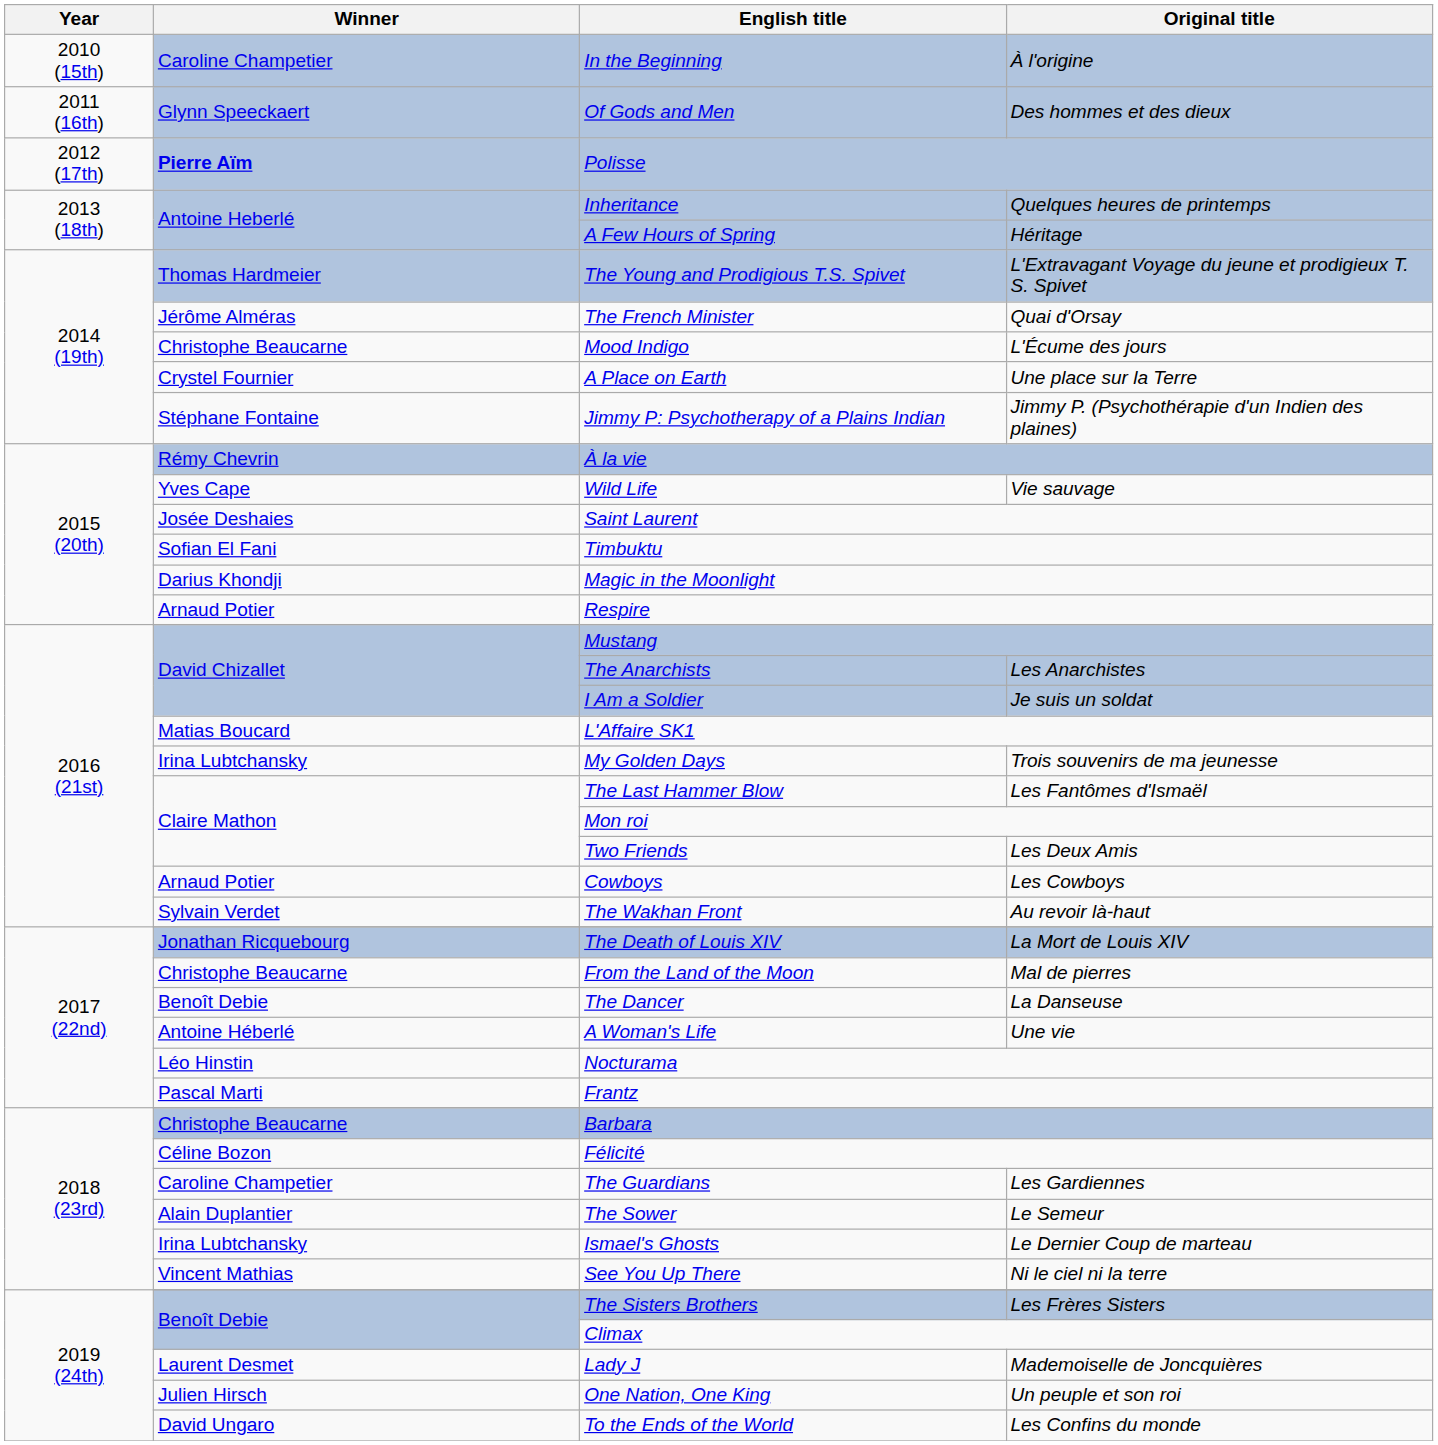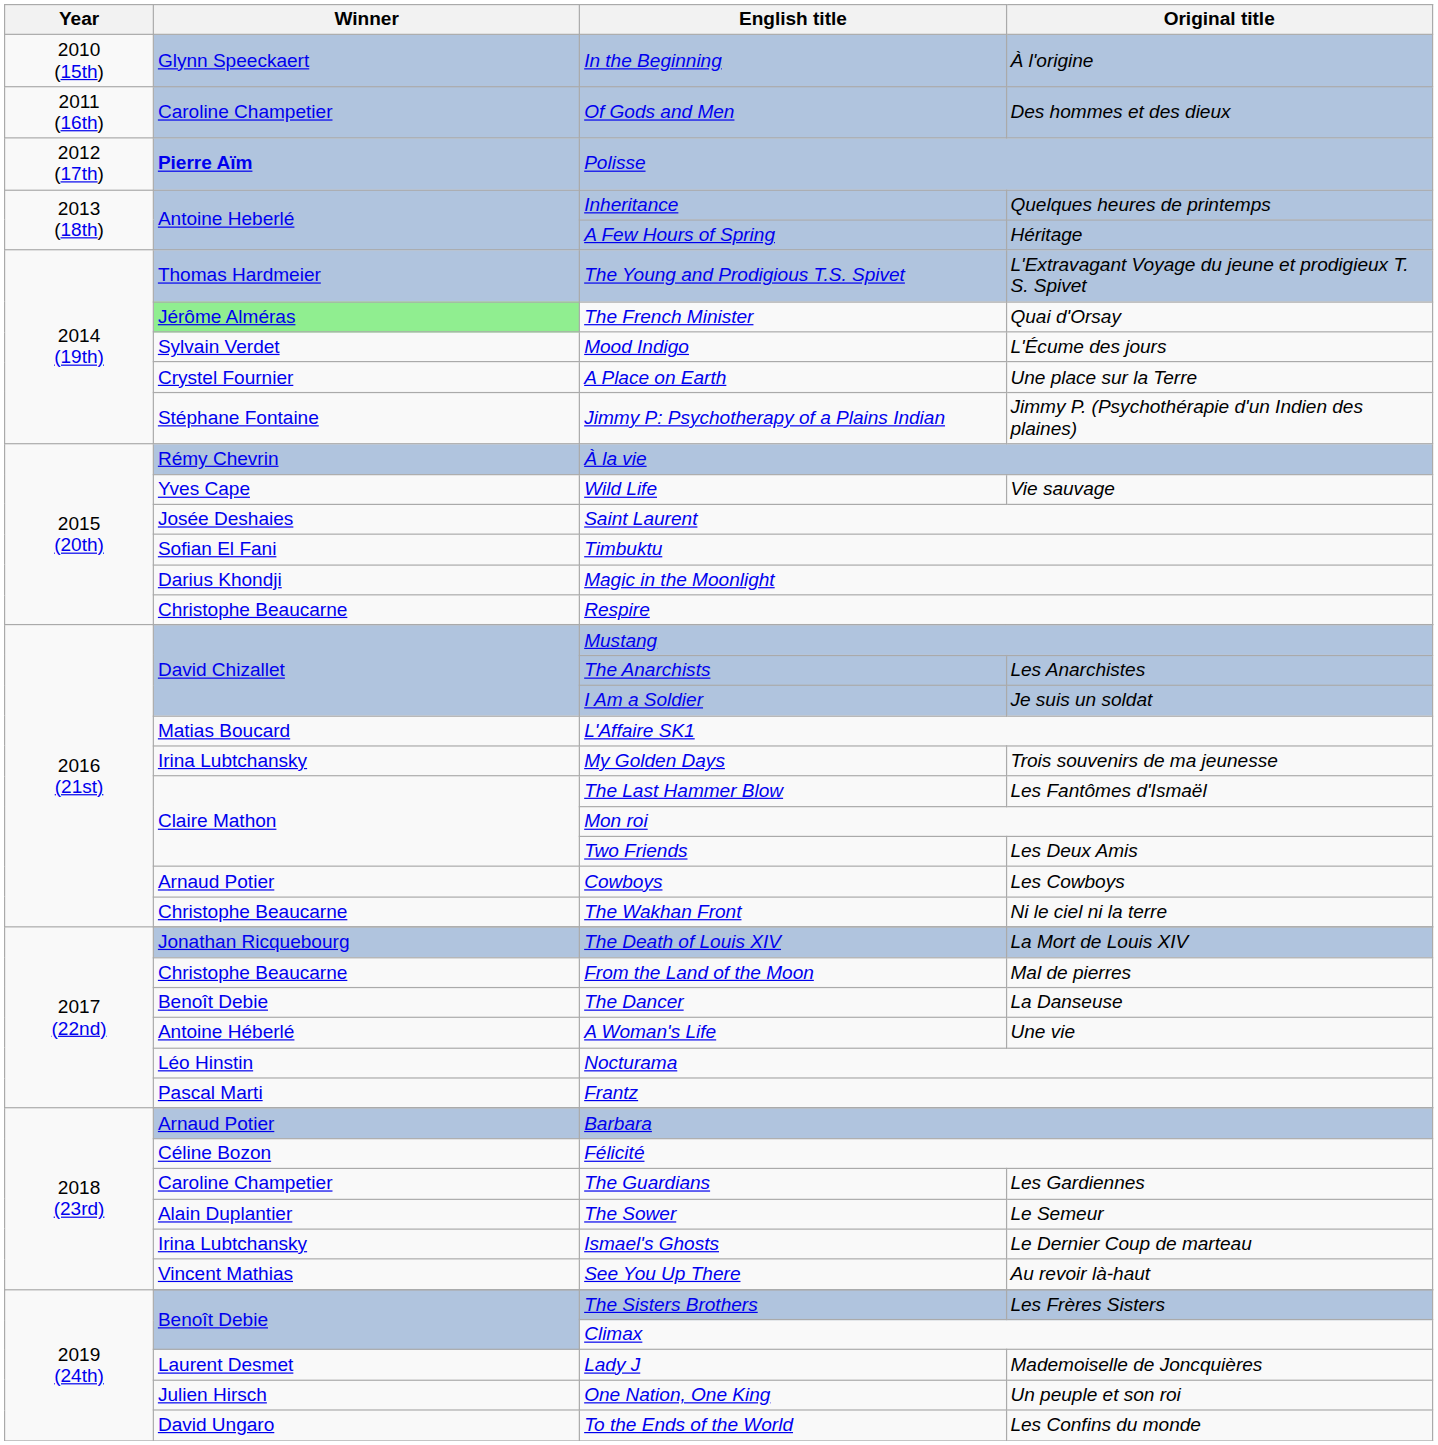(245, 60) Caroline Champetier -> (234, 60) Glynn Speeckaert
(234, 112) Glynn Speeckaert -> (245, 112) Caroline Champetier
(227, 316) no background -> (227, 316) lightgreen background
(253, 346) Christophe Beaucarne -> (219, 346) Sylvain Verdet
(216, 609) Arnaud Potier -> (253, 609) Christophe Beaucarne
(219, 911) Sylvain Verdet -> (253, 911) Christophe Beaucarne
(1080, 911) Au revoir là-haut -> (1089, 911) Ni le ciel ni la terre
(253, 1123) Christophe Beaucarne -> (216, 1123) Arnaud Potier
(1089, 1274) Ni le ciel ni la terre -> (1080, 1274) Au revoir là-haut
